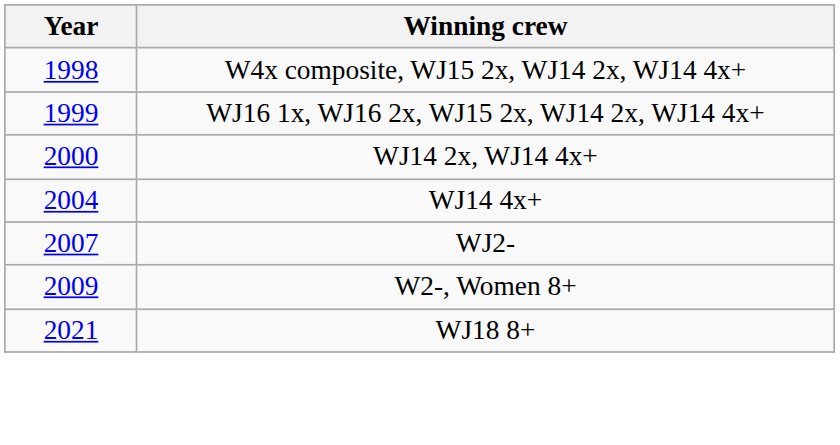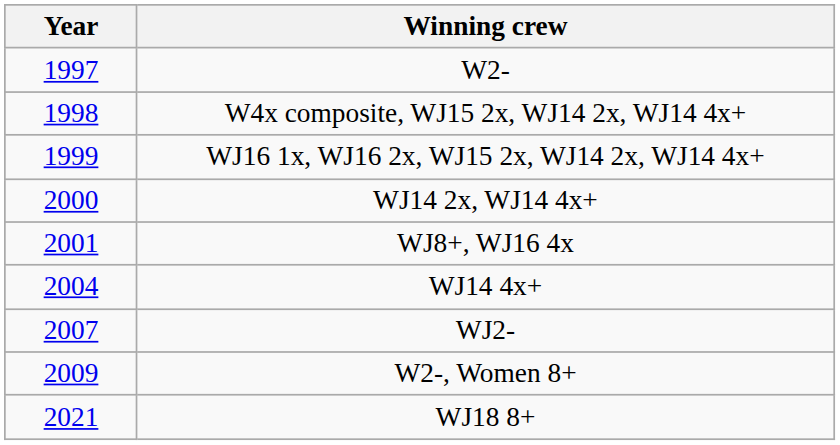+ row: (485, 69)
+ row: (485, 243)
